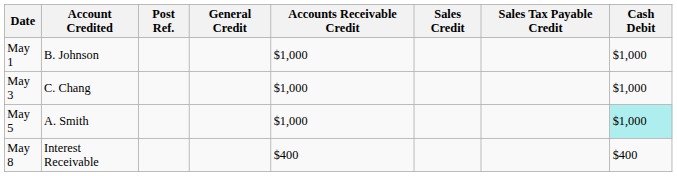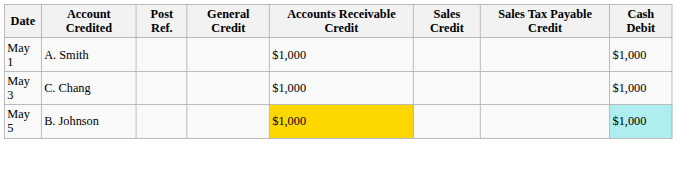(71, 54) B. Johnson -> (66, 54) A. Smith
(66, 121) A. Smith -> (72, 121) B. Johnson
(291, 121) no background -> (289, 121) gold background
- row: (19, 154)
